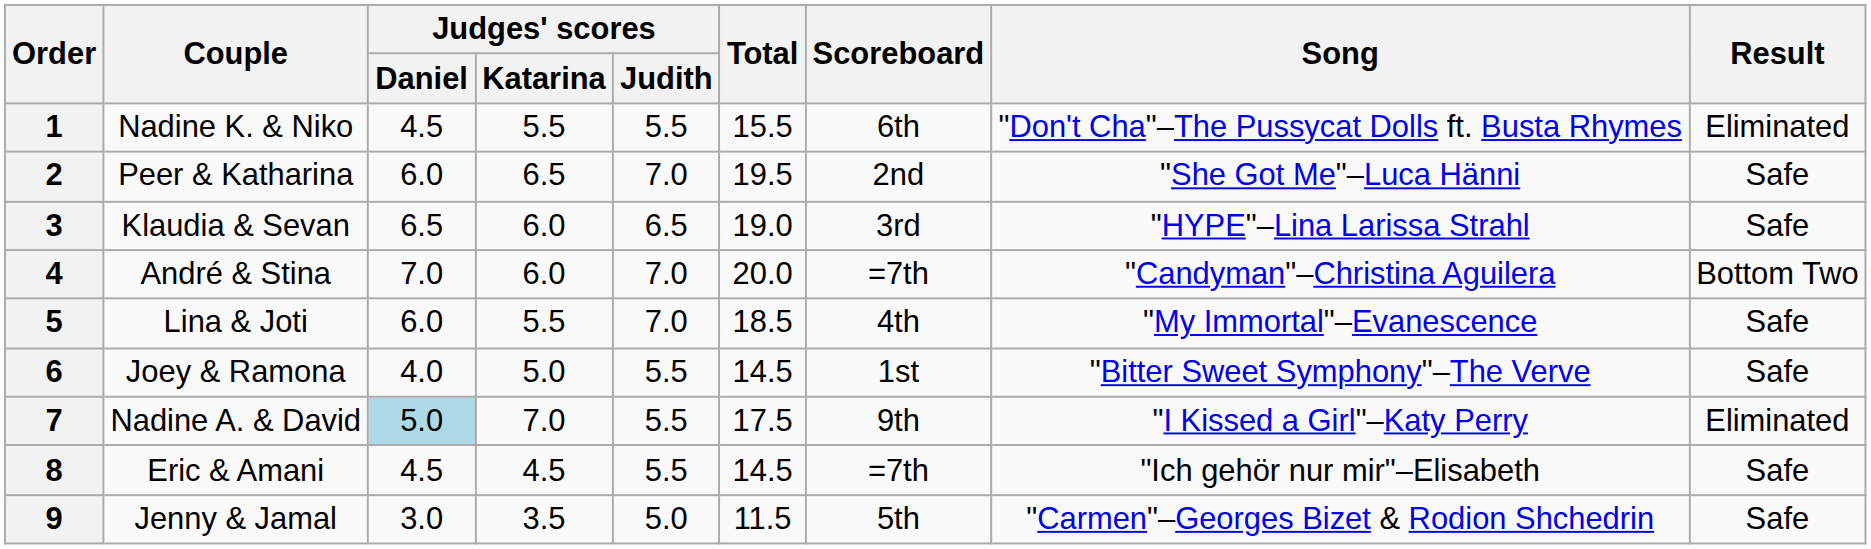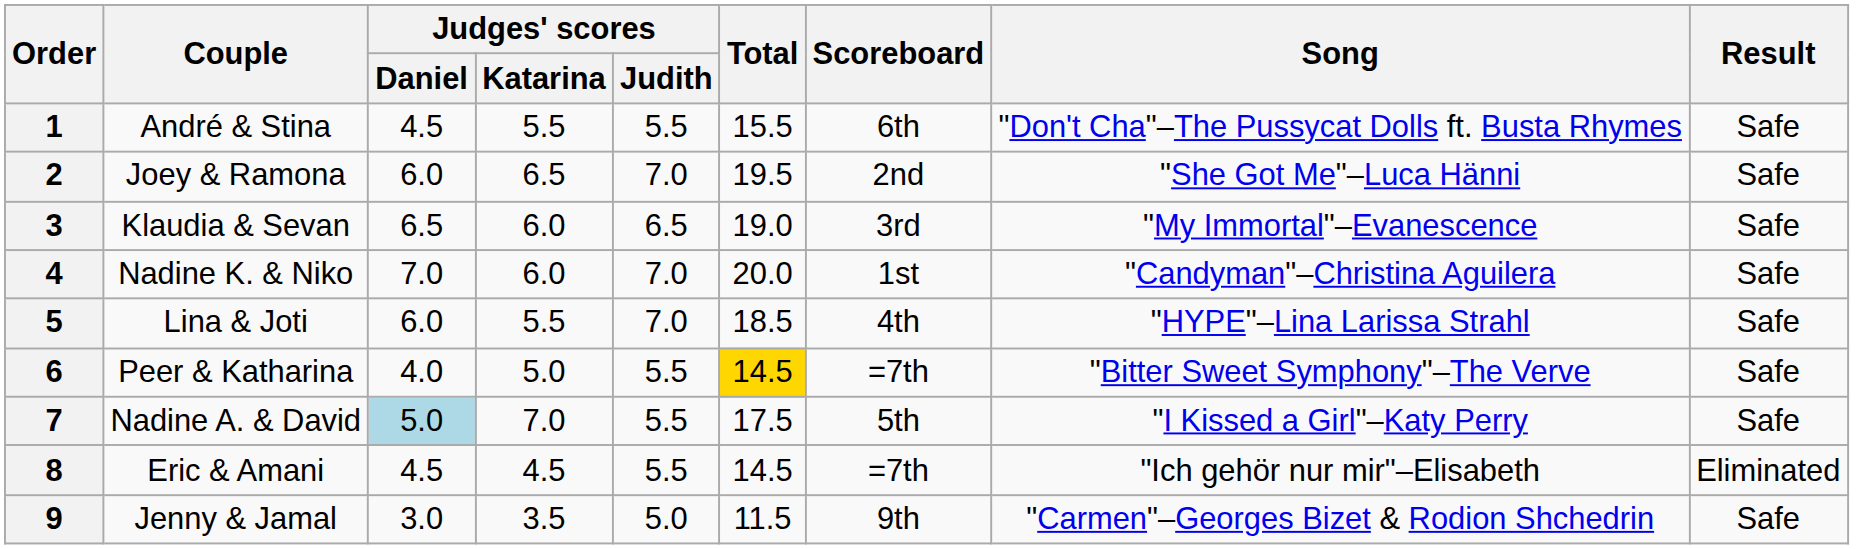(236, 126) Nadine K. & Niko -> (236, 126) André & Stina
(1777, 126) Eliminated -> (1768, 126) Safe
(236, 175) Peer & Katharina -> (236, 175) Joey & Ramona
(1340, 224) "HYPE"–Lina Larissa Strahl -> (1340, 224) "My Immortal"–Evanescence
(236, 273) André & Stina -> (236, 273) Nadine K. & Niko
(898, 273) =7th -> (898, 273) 1st
(1777, 273) Bottom Two -> (1768, 273) Safe
(1340, 322) "My Immortal"–Evanescence -> (1340, 322) "HYPE"–Lina Larissa Strahl
(236, 371) Joey & Ramona -> (236, 371) Peer & Katharina
(763, 371) no background -> (763, 371) gold background
(898, 371) 1st -> (898, 371) =7th
(898, 420) 9th -> (898, 420) 5th
(1777, 420) Eliminated -> (1768, 420) Safe
(1777, 469) Safe -> (1768, 469) Eliminated
(898, 518) 5th -> (898, 518) 9th
